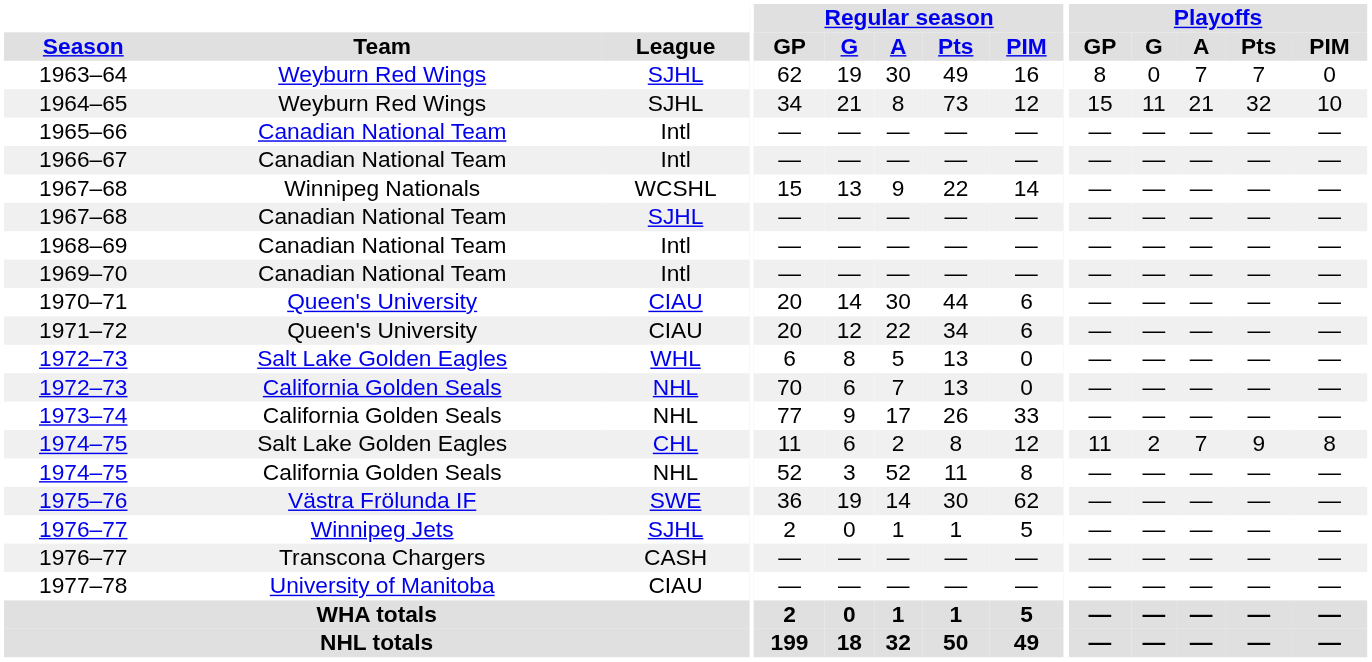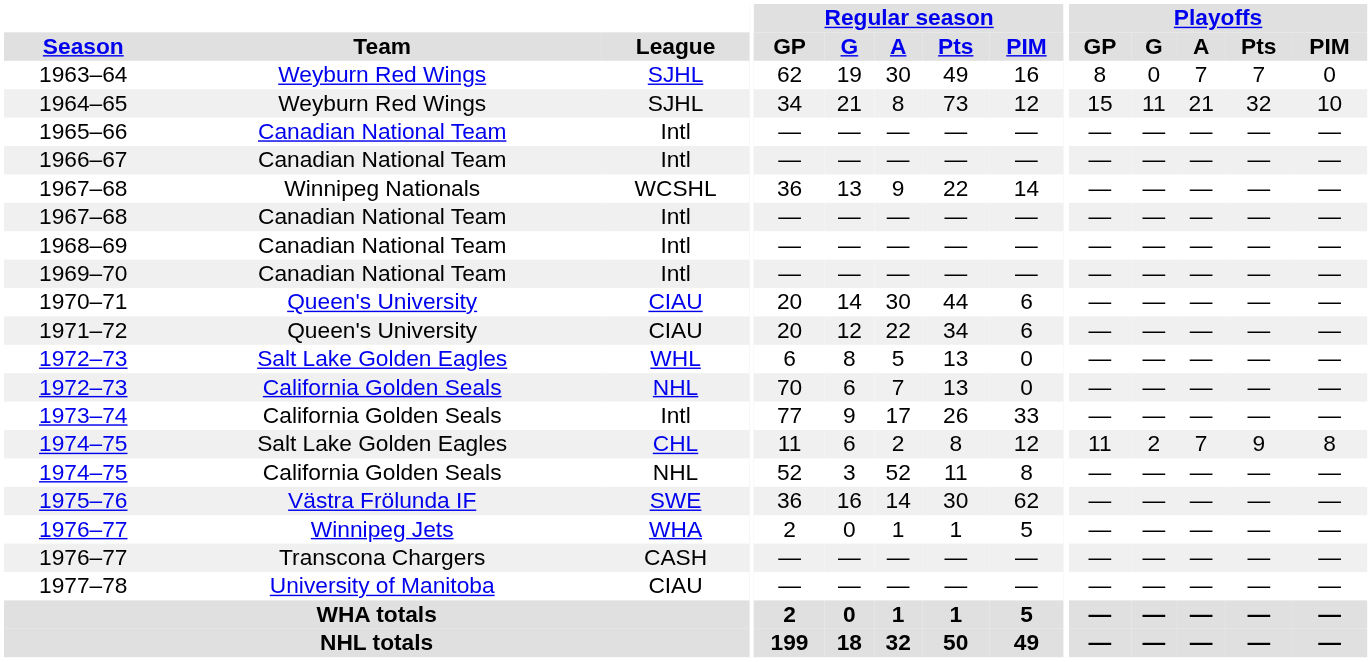(790, 188) 15 -> (790, 188) 36
(676, 216) SJHL -> (676, 216) Intl
(676, 415) NHL -> (676, 415) Intl
(849, 500) 19 -> (849, 500) 16
(676, 529) SJHL -> (676, 529) WHA
